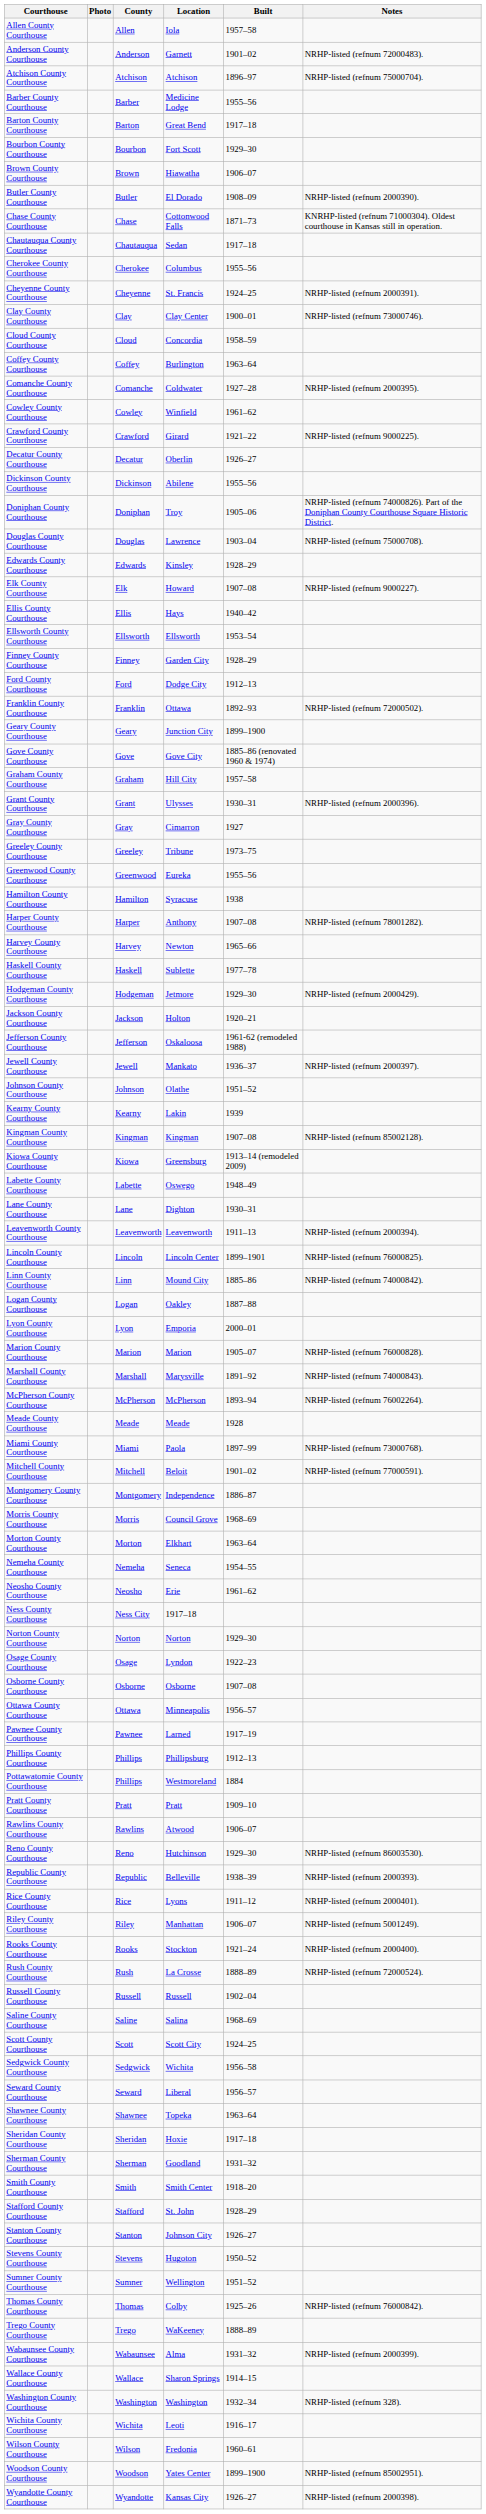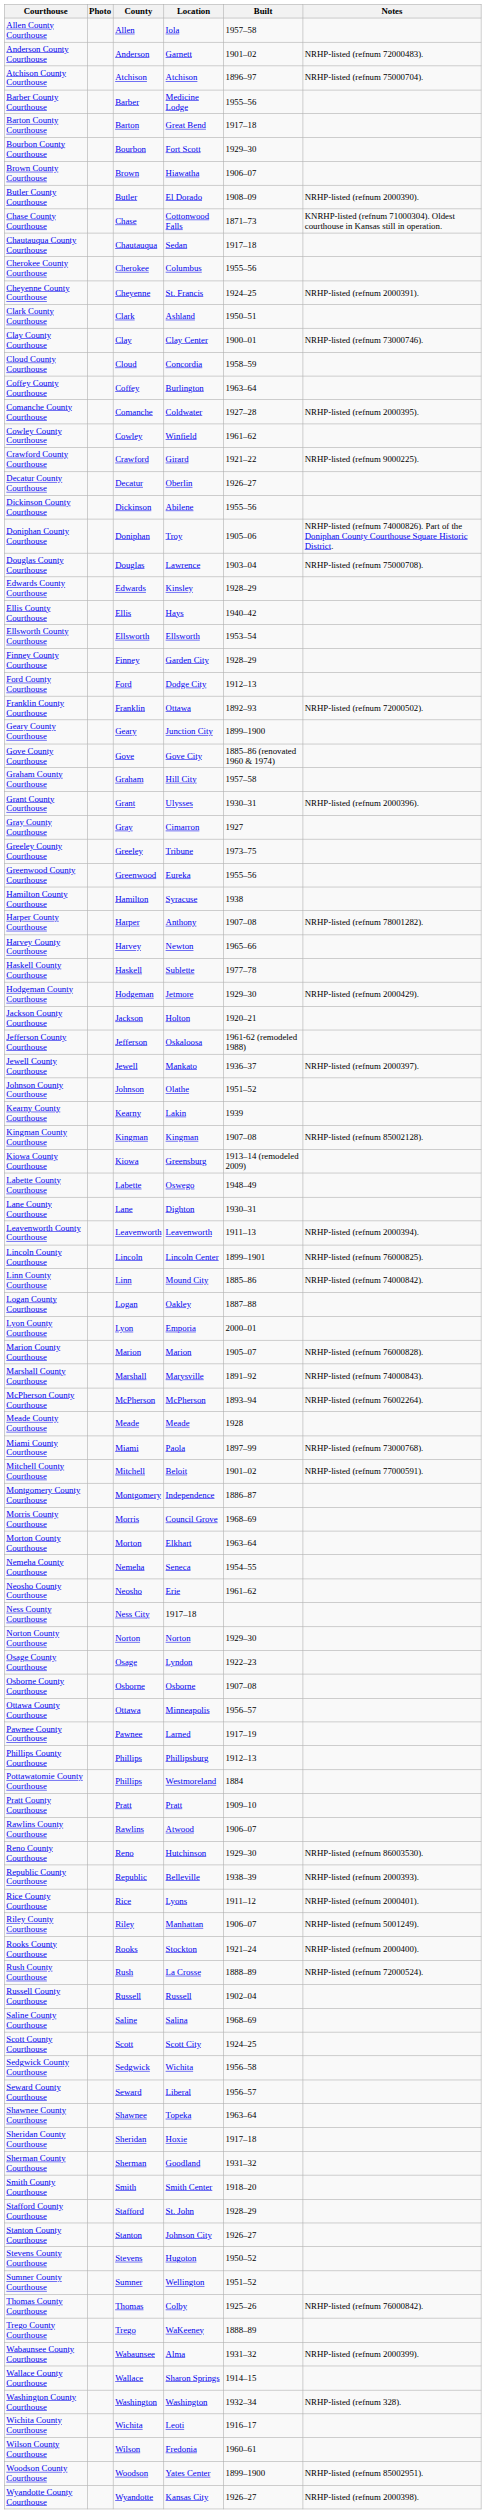+ row: (30, 316)
- row: (27, 588)
